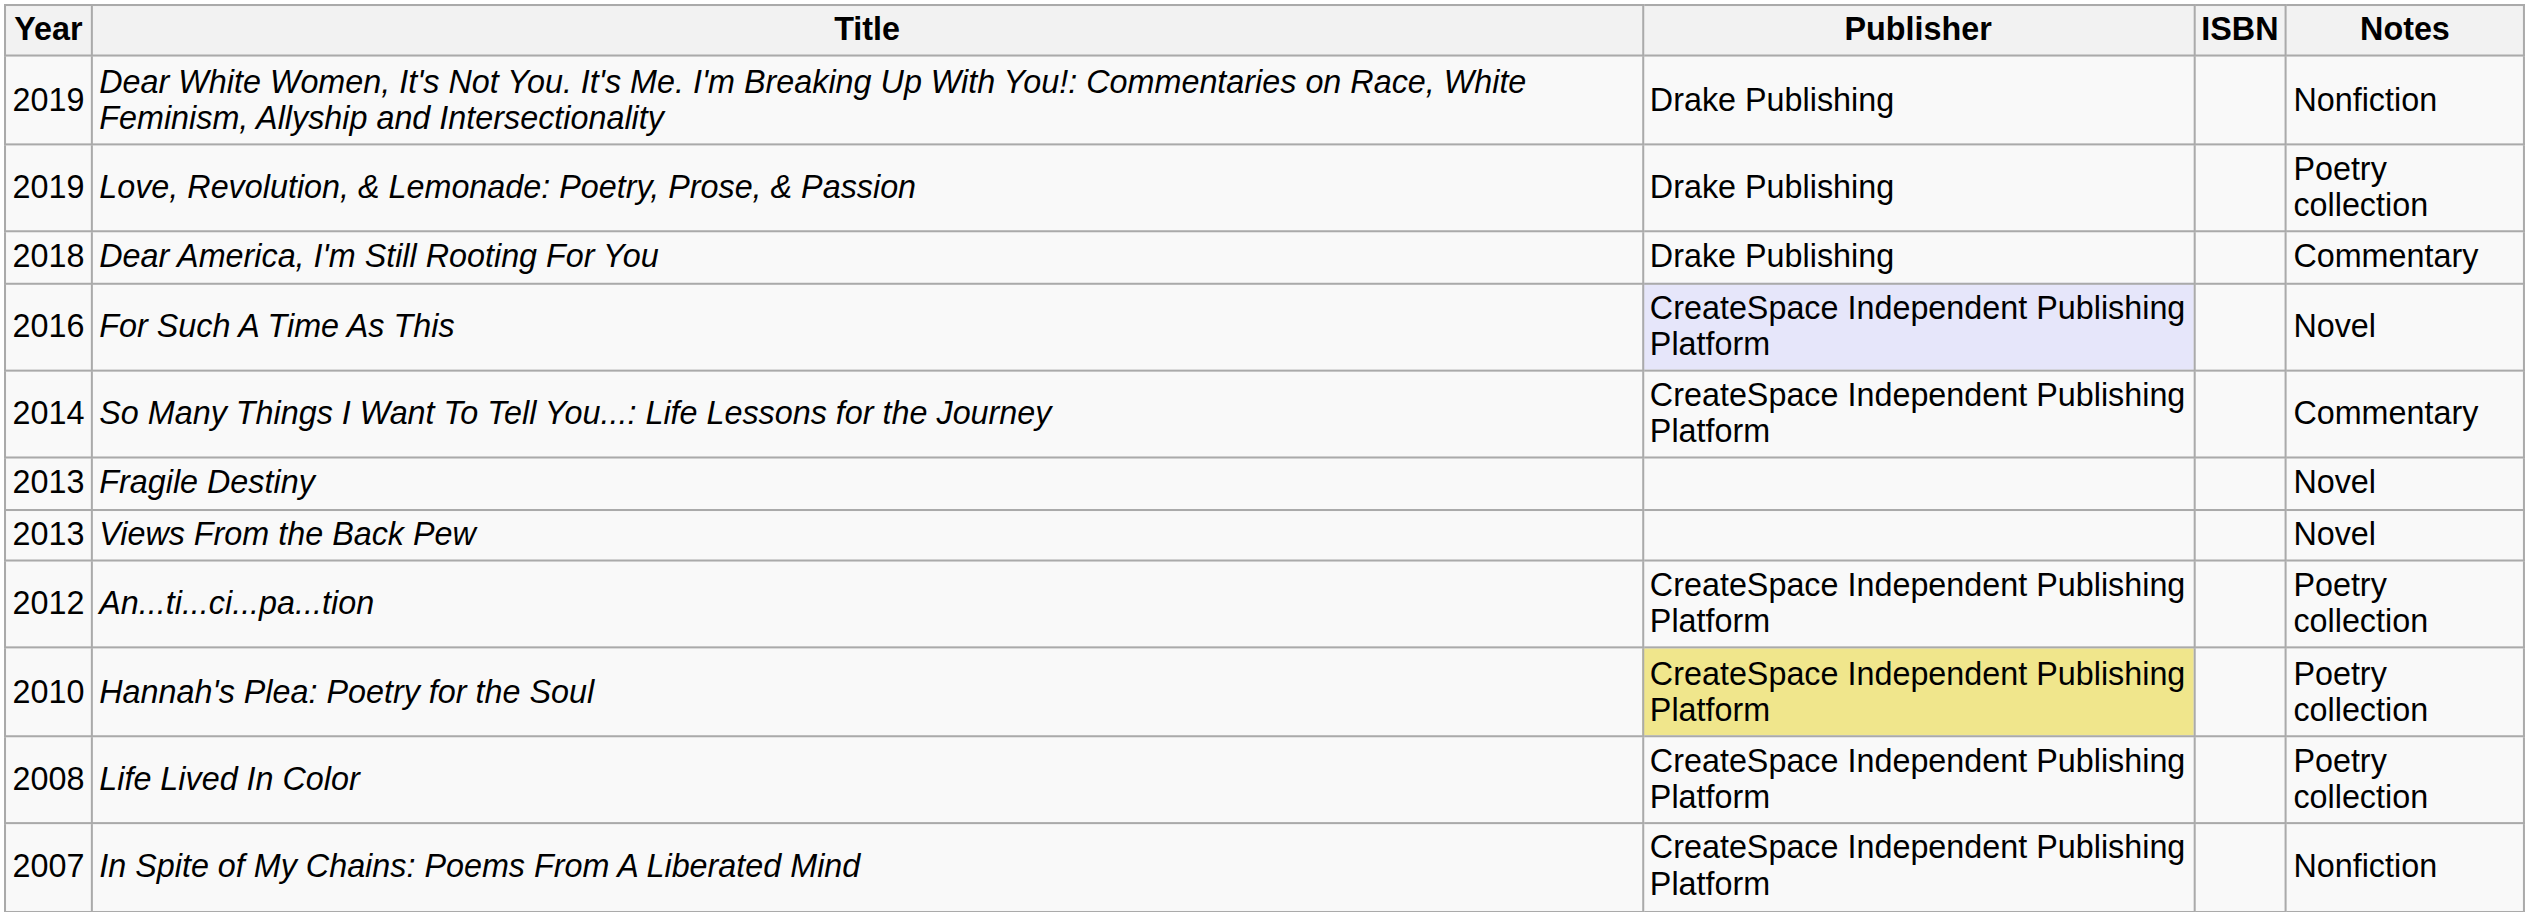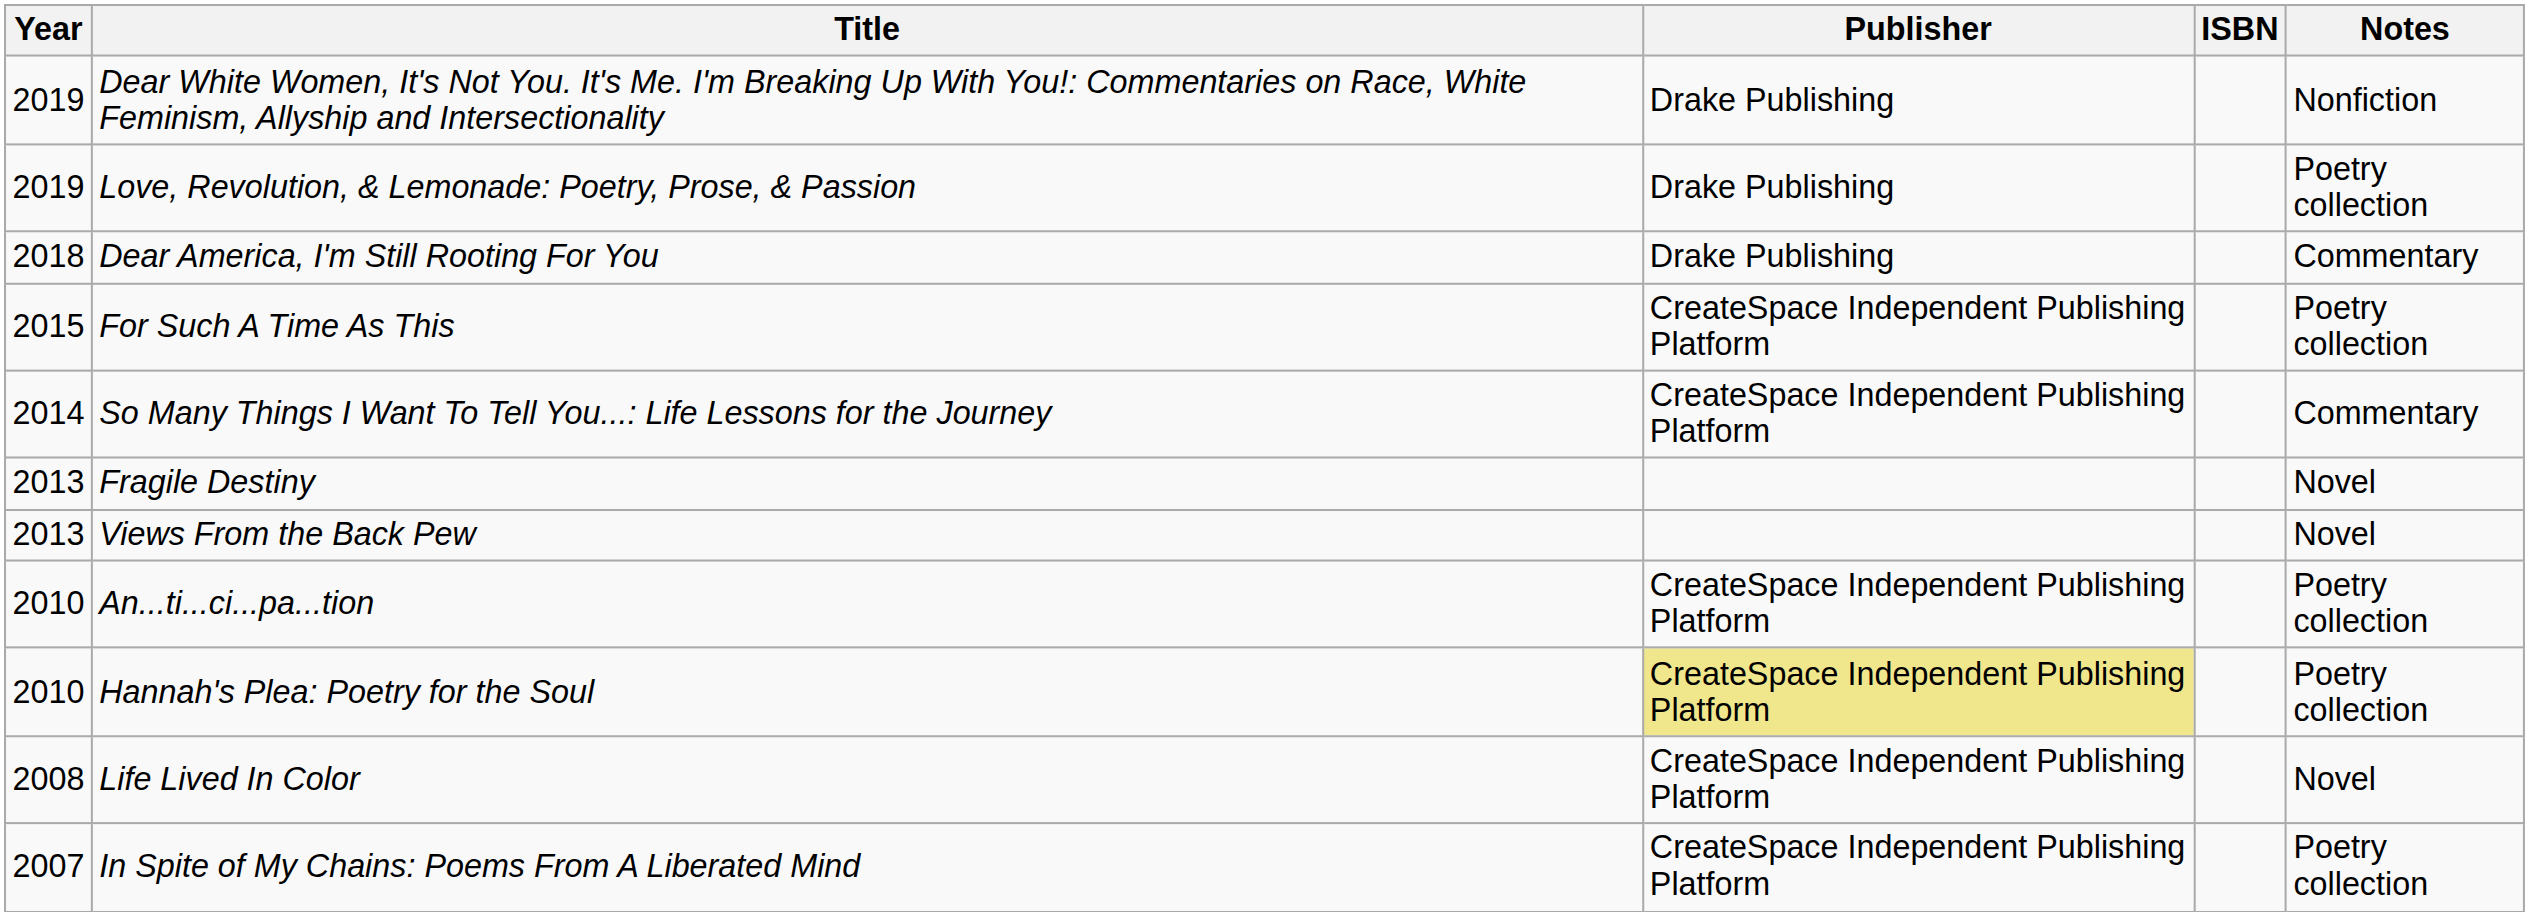(48, 326) 2016 -> (48, 326) 2015
(1918, 326) lavender background -> (1918, 326) no background
(2335, 326) Novel -> (2361, 326) Poetry collection
(48, 603) 2012 -> (48, 603) 2010
(2361, 779) Poetry collection -> (2335, 779) Novel
(2365, 866) Nonfiction -> (2361, 866) Poetry collection
